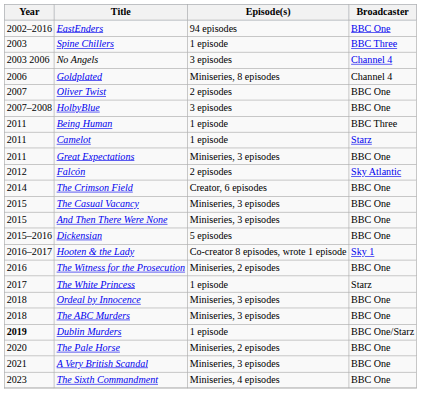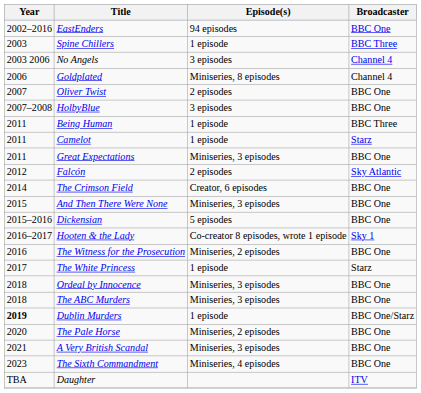- row: (98, 204)
+ row: (76, 380)
